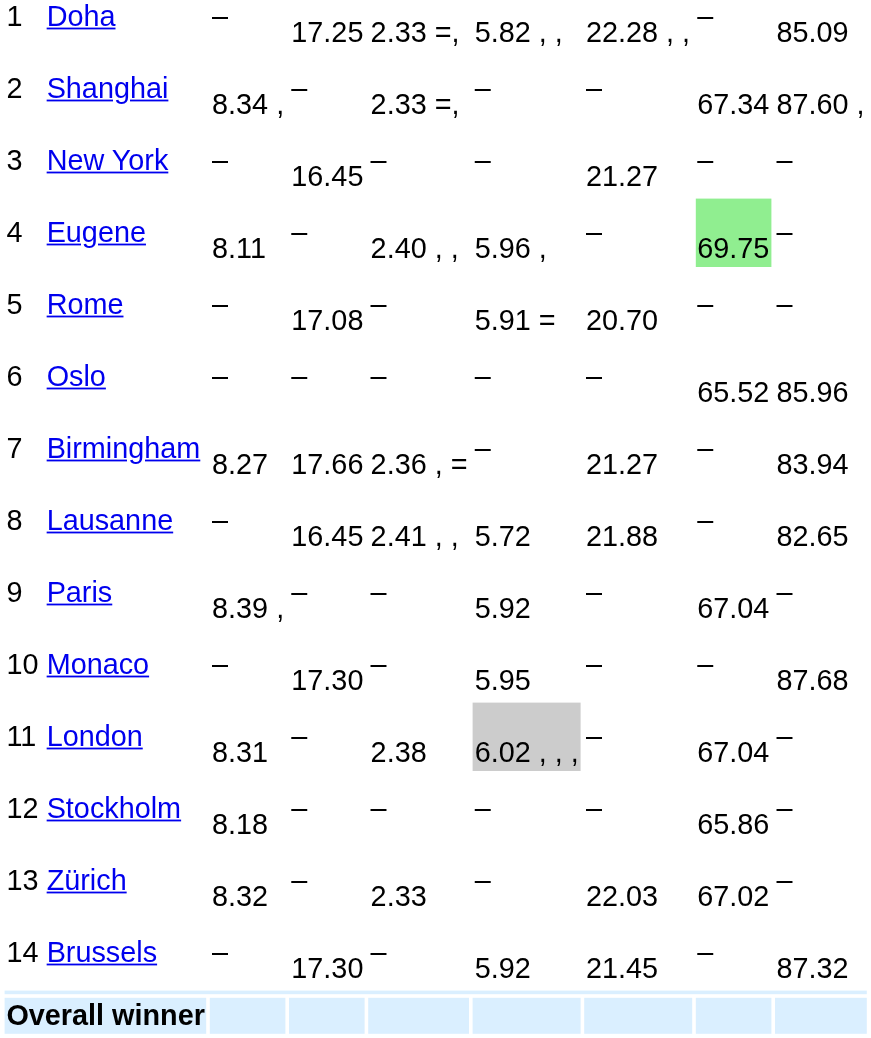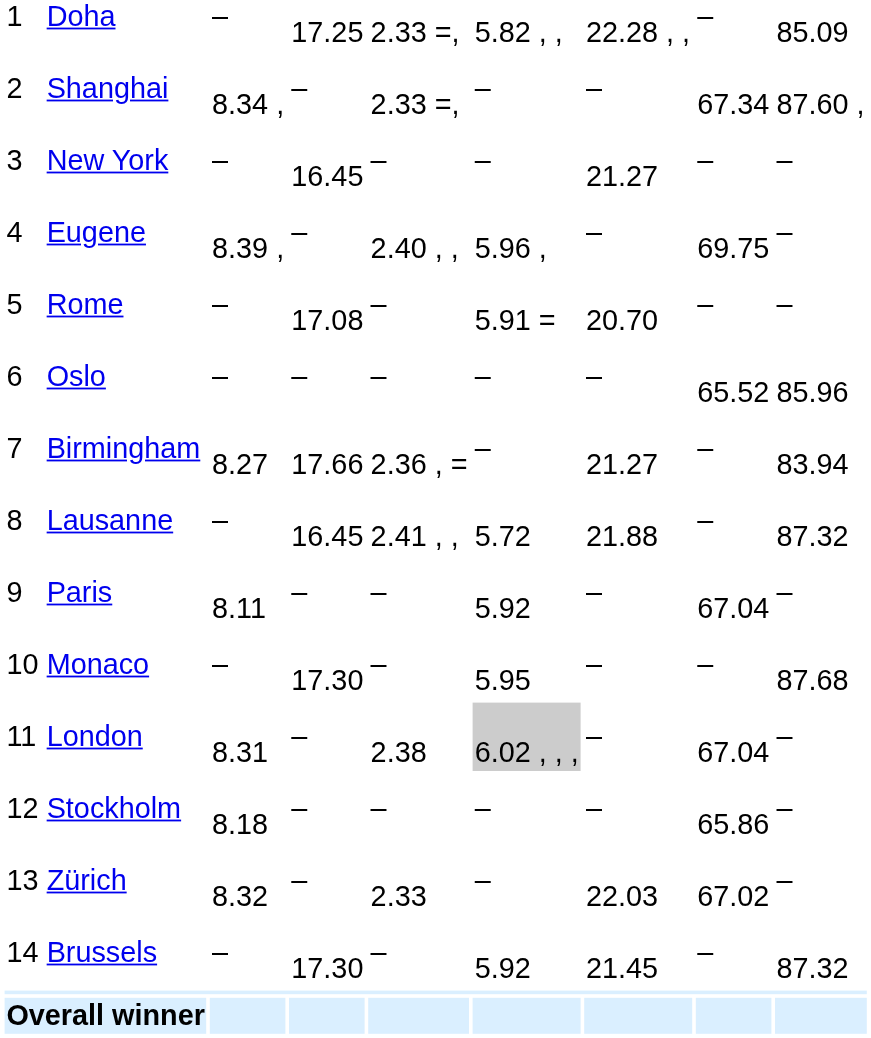(239, 248) 8.11 -> (248, 248) 8.39 ,
(733, 248) lightgreen background -> (733, 248) no background
(813, 536) 82.65 -> (813, 536) 87.32
(248, 608) 8.39 , -> (239, 608) 8.11
